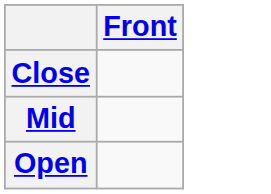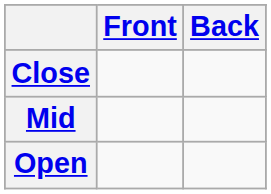+ column: (225, 27)
